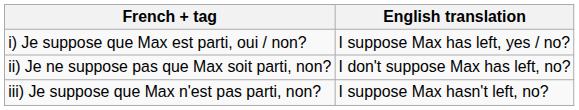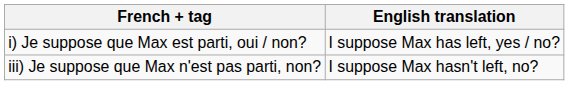- row: (170, 67)
